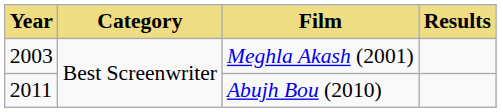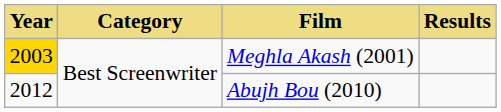(31, 55) no background -> (31, 55) gold background
(31, 90) 2011 -> (31, 90) 2012
